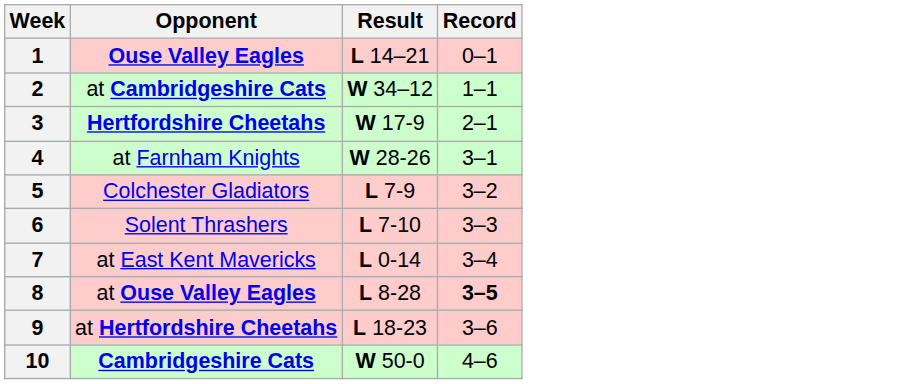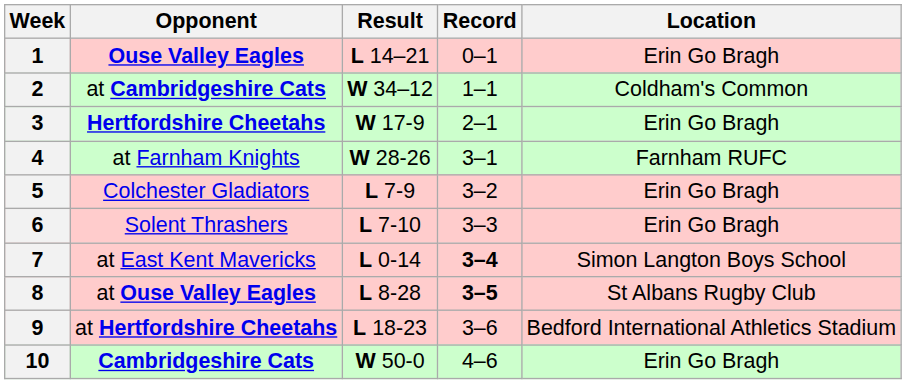+ column: (711, 21)
(480, 259) normal -> (480, 259) bold
